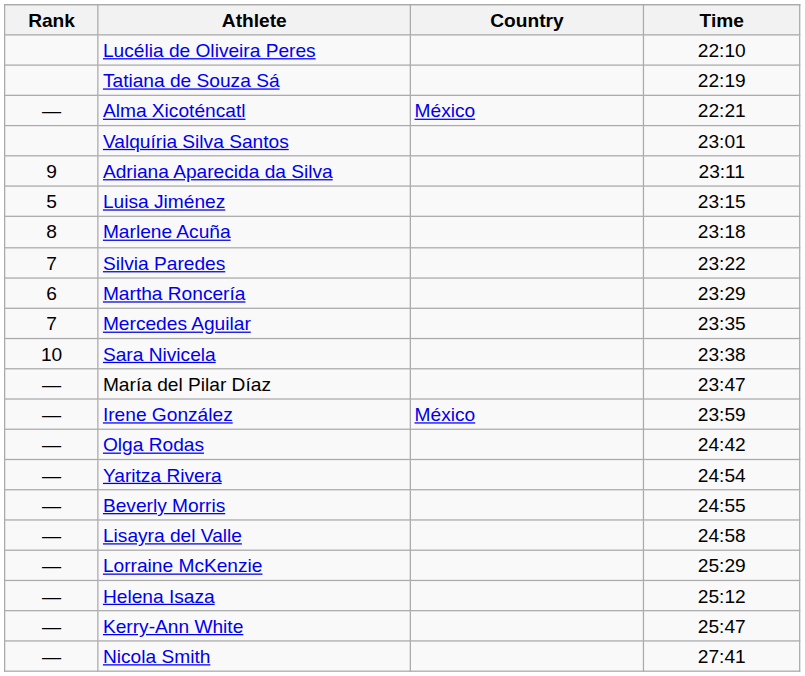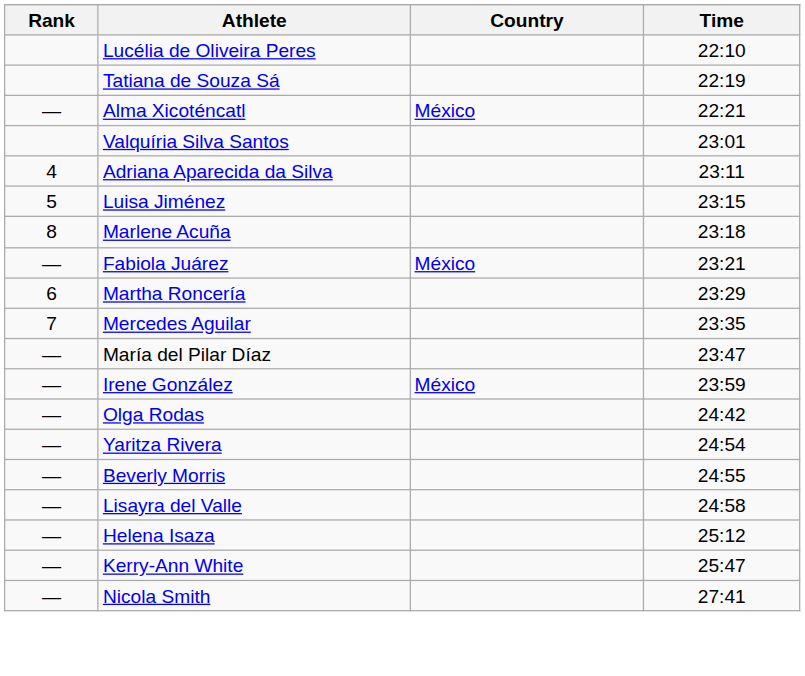(52, 172) 9 -> (52, 172) 4
+ row: (166, 263)
- row: (164, 263)
- row: (159, 353)
- row: (183, 566)
